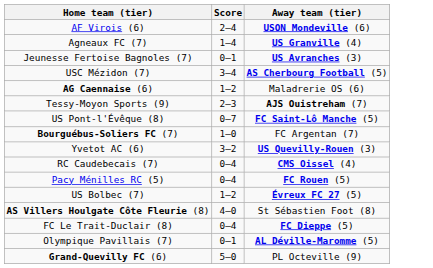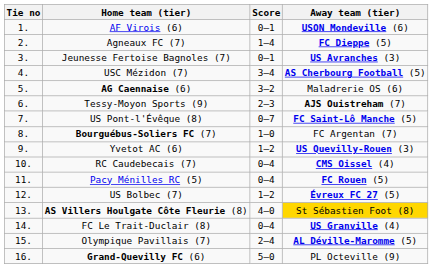+ column: (23, 12)
(228, 27) 2–4 -> (266, 27) 0–1
(317, 42) US Granville (4) -> (355, 42) FC Dieppe (5)
(228, 88) 1–2 -> (266, 88) 3–2
(228, 149) 3–2 -> (266, 149) 1–2
(317, 210) no background -> (355, 210) gold background
(317, 226) FC Dieppe (5) -> (355, 226) US Granville (4)
(228, 241) 0–1 -> (266, 241) 2–4
